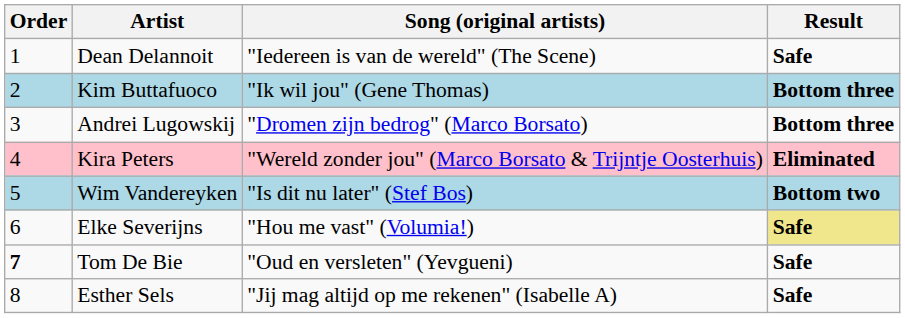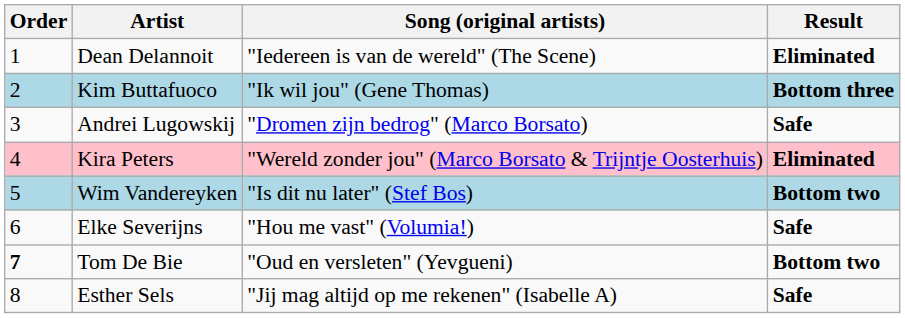(793, 55) Safe -> (824, 55) Eliminated
(833, 124) Bottom three -> (793, 124) Safe
(793, 227) khaki background -> (793, 227) no background
(793, 261) Safe -> (826, 261) Bottom two
